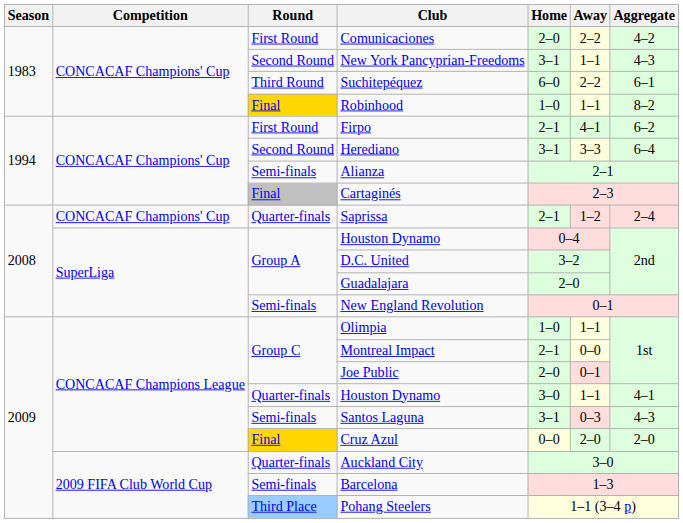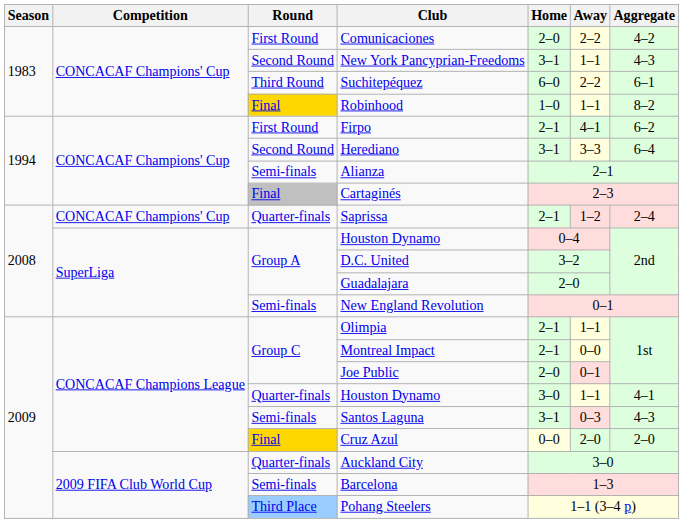(549, 328) 1–0 -> (549, 328) 2–1
